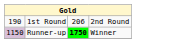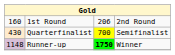(15, 22) 190 -> (15, 22) 160
+ row: (59, 33)
(15, 33) 1150 -> (15, 44) 1148
